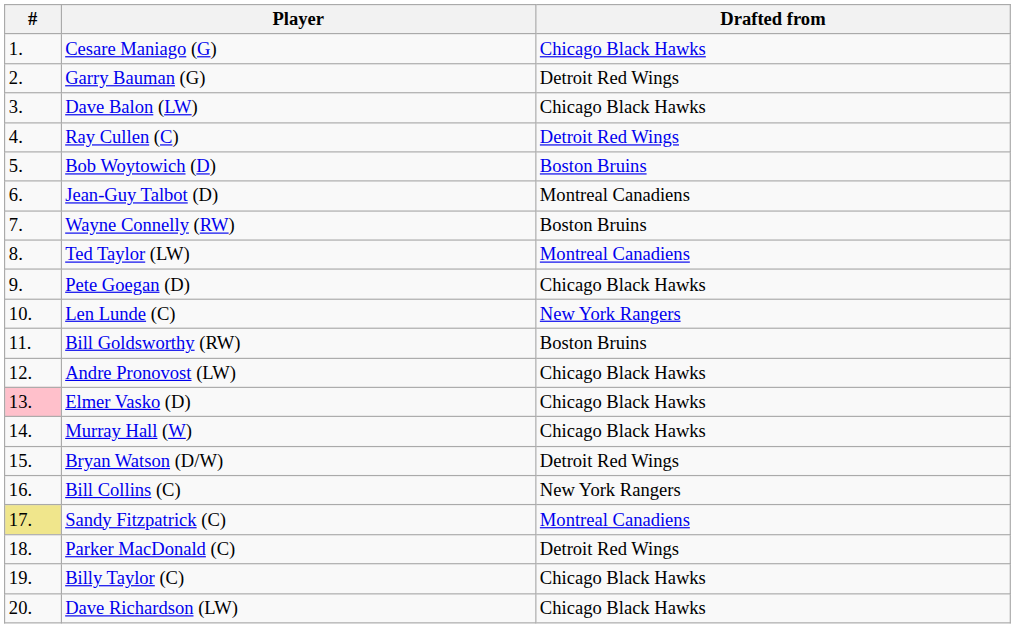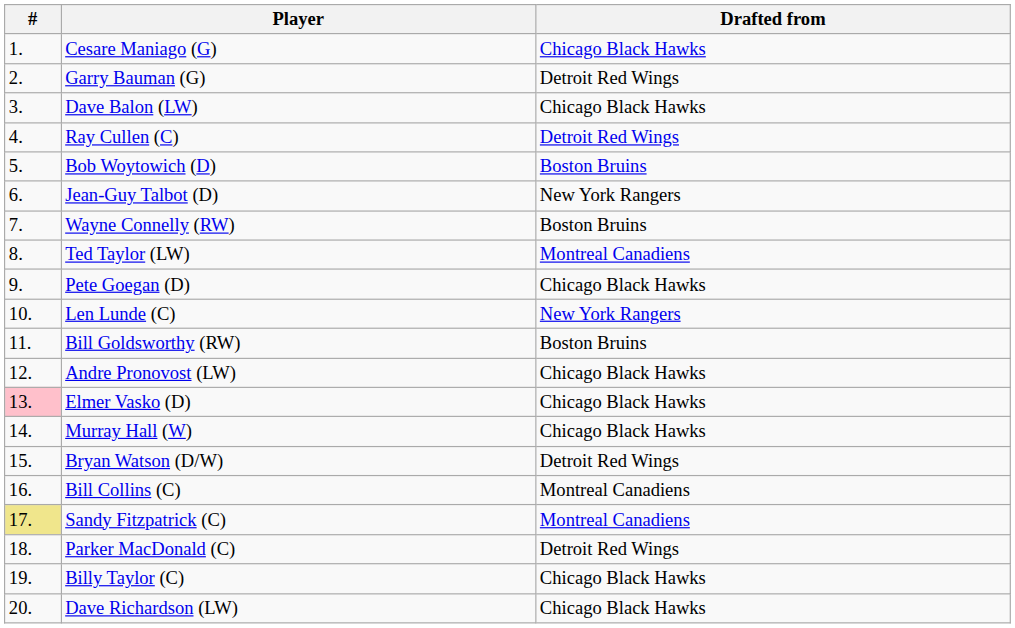(615, 195) Montreal Canadiens -> (610, 195) New York Rangers
(610, 490) New York Rangers -> (615, 490) Montreal Canadiens
